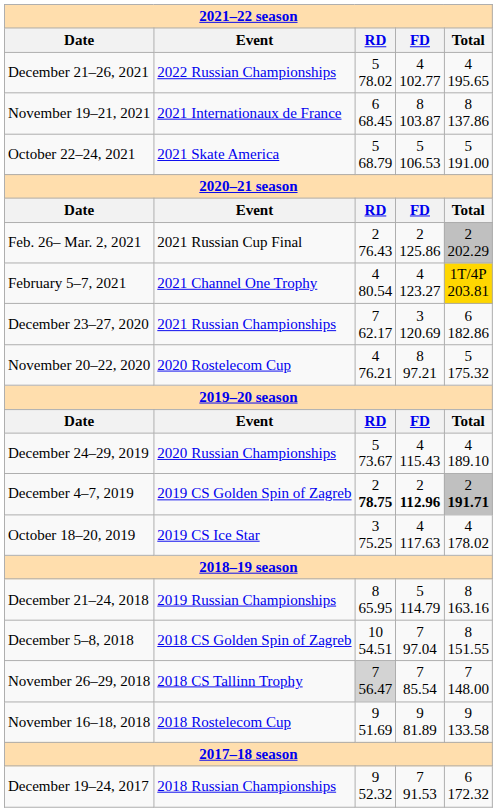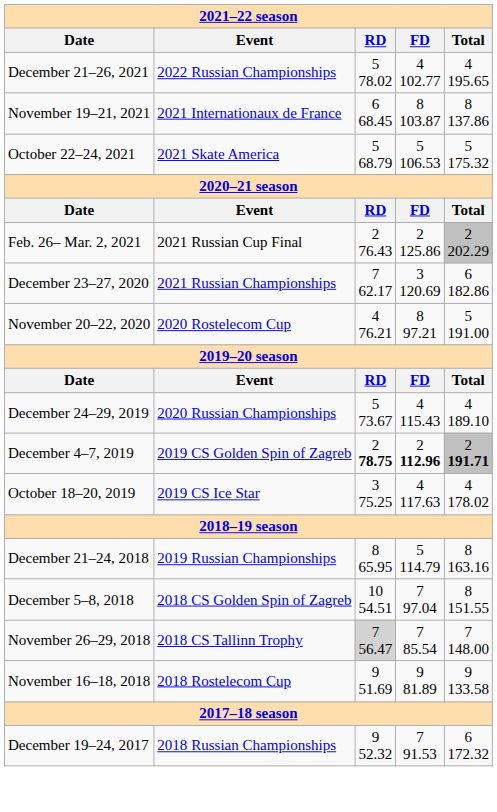(468, 154) 5 191.00 -> (468, 154) 5 175.32
- row: (67, 283)
(468, 364) 5 175.32 -> (468, 324) 5 191.00
